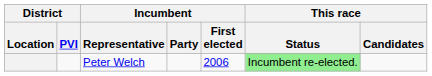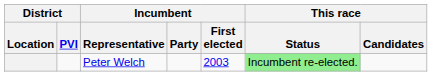(216, 62) 2006 -> (216, 62) 2003
